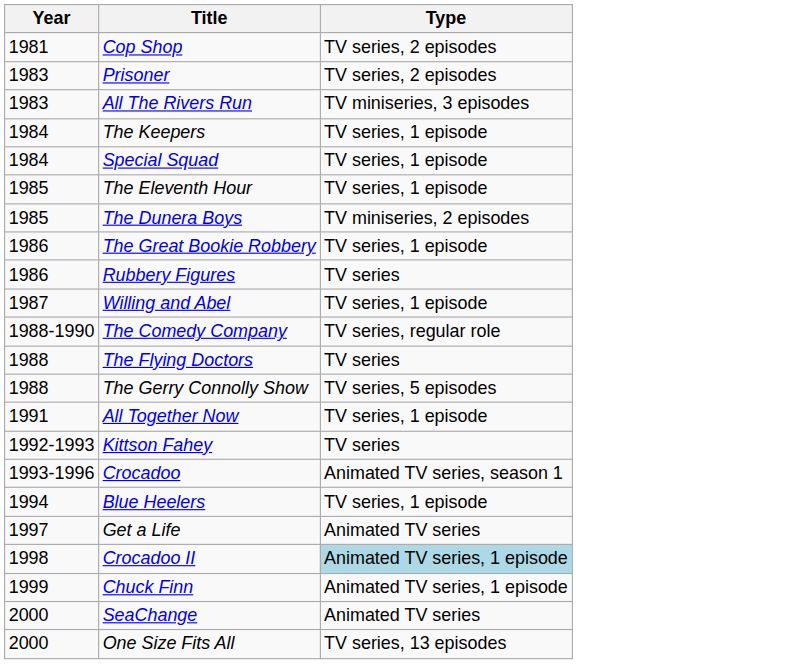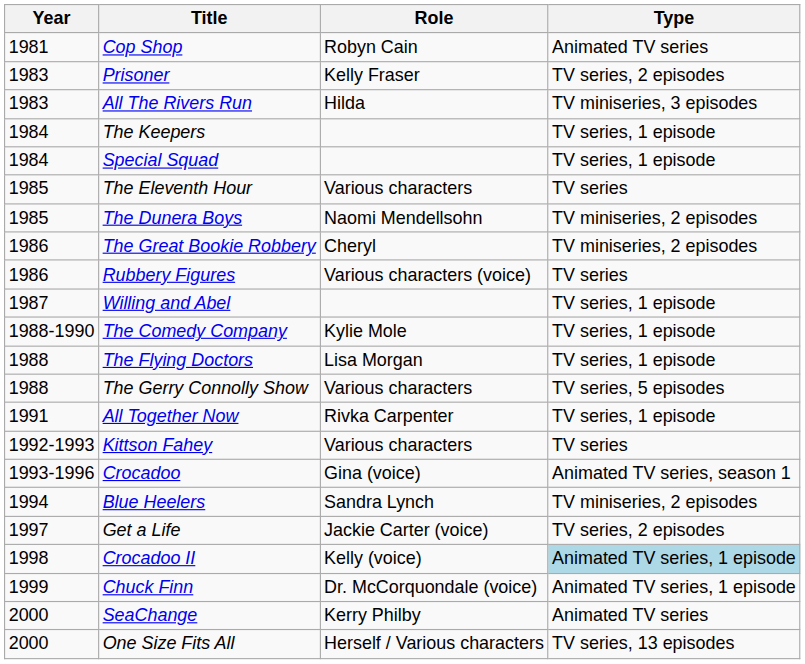+ column: (434, 18)
(410, 47) TV series, 2 episodes -> (630, 47) Animated TV series
(406, 189) TV series, 1 episode -> (590, 189) TV series
(406, 246) TV series, 1 episode -> (655, 246) TV miniseries, 2 episodes
(412, 331) TV series, regular role -> (634, 331) TV series, 1 episode
(362, 359) TV series -> (634, 359) TV series, 1 episode
(406, 501) TV series, 1 episode -> (655, 501) TV miniseries, 2 episodes
(402, 530) Animated TV series -> (638, 530) TV series, 2 episodes
